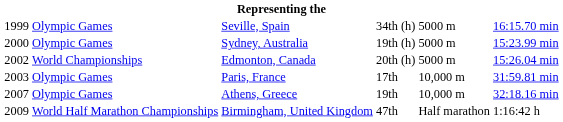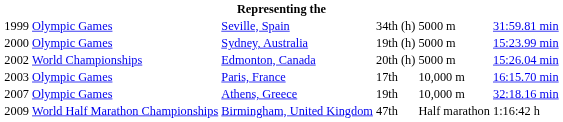(526, 26) 16:15.70 min -> (526, 26) 31:59.81 min
(526, 77) 31:59.81 min -> (526, 77) 16:15.70 min
